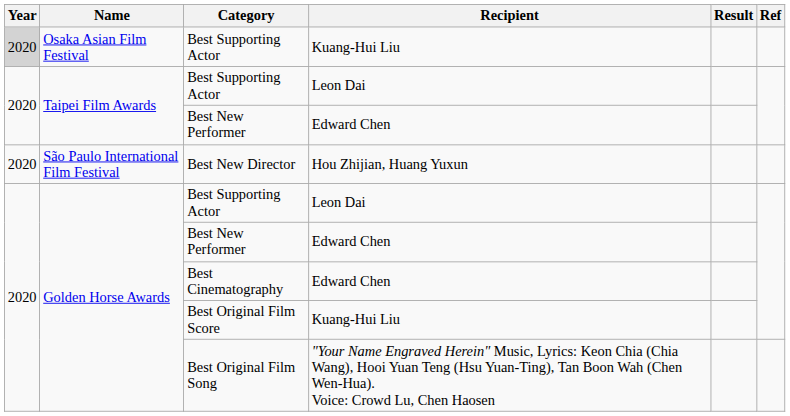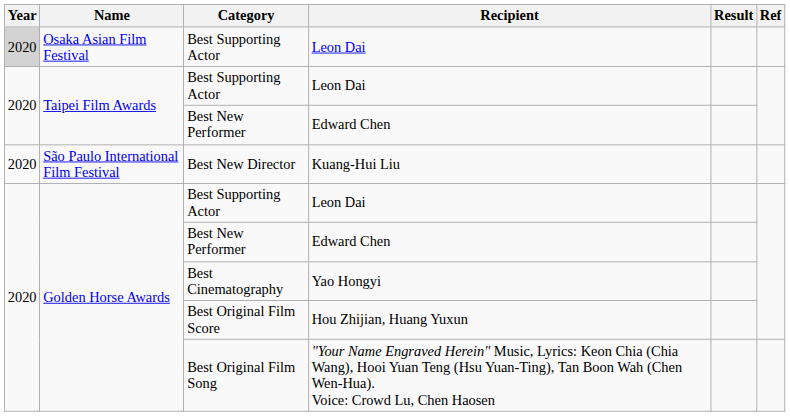(356, 46) Kuang-Hui Liu -> (339, 46) Leon Dai
(390, 163) Hou Zhijian, Huang Yuxun -> (356, 163) Kuang-Hui Liu
(351, 281) Edward Chen -> (346, 281) Yao Hongyi
(356, 320) Kuang-Hui Liu -> (390, 320) Hou Zhijian, Huang Yuxun
